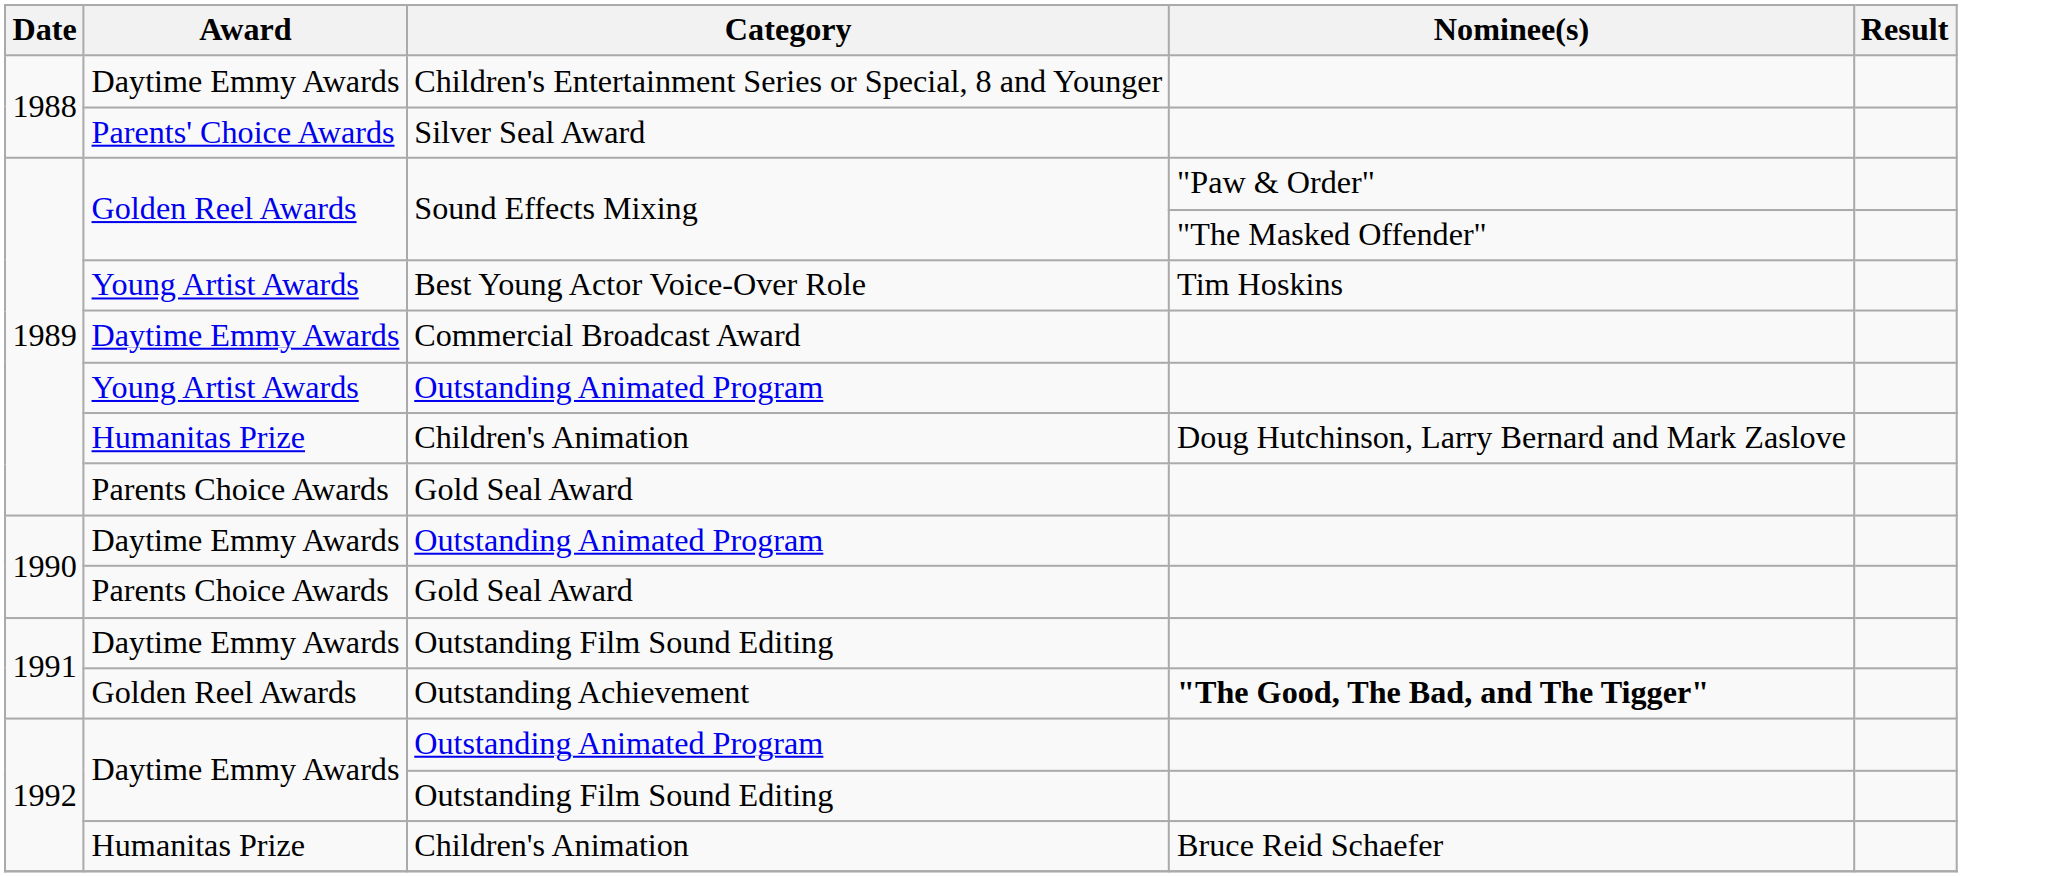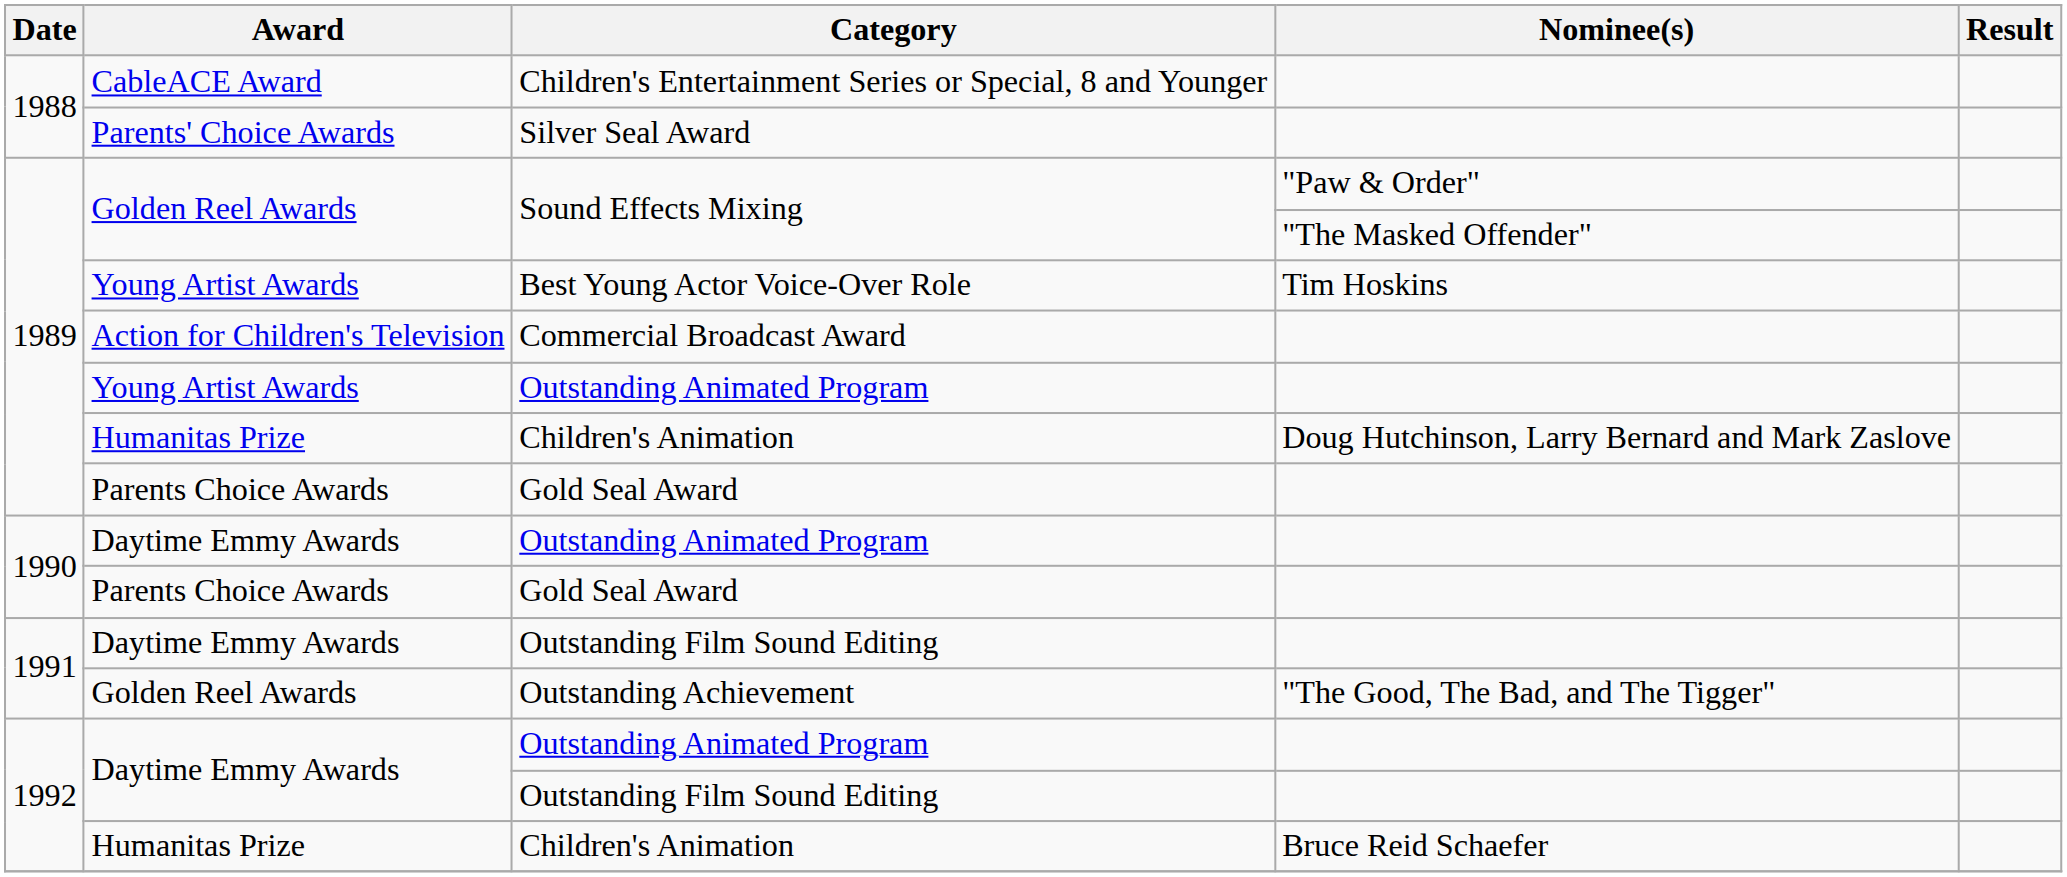(245, 81) Daytime Emmy Awards -> (207, 81) CableACE Award
(245, 336) Daytime Emmy Awards -> (298, 336) Action for Children's Television
(1443, 693) bold -> (1529, 693) normal
